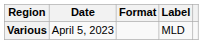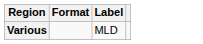- column: (83, 13)
